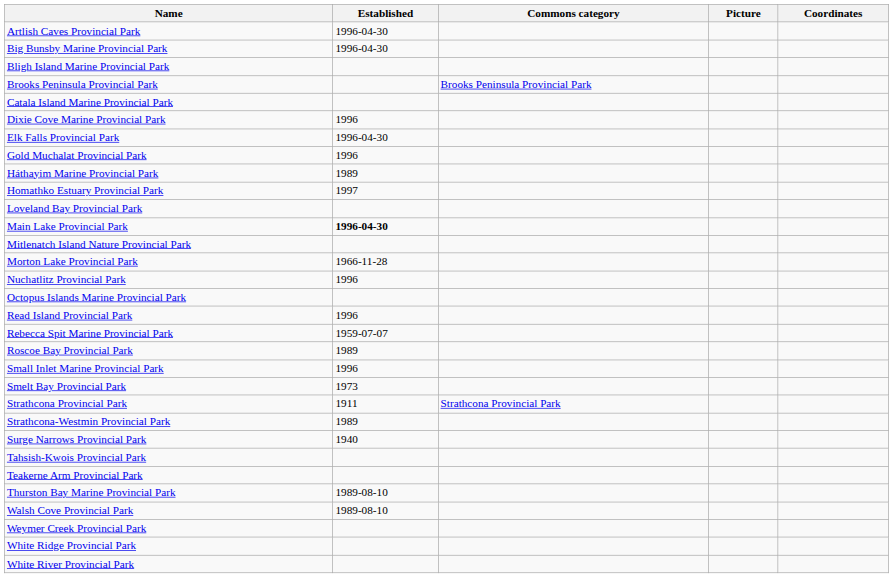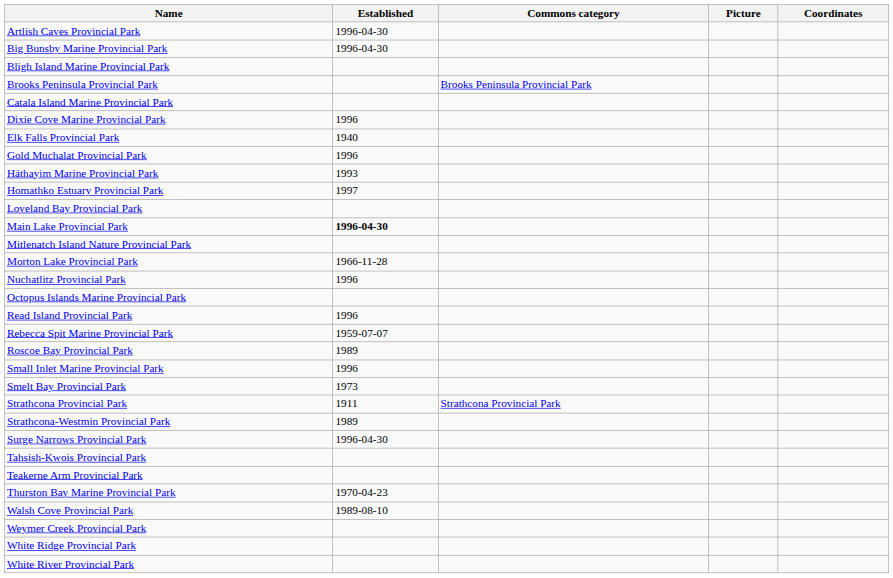(362, 137) 1996-04-30 -> (347, 137) 1940
(347, 173) 1989 -> (347, 173) 1993
(347, 439) 1940 -> (362, 439) 1996-04-30
(362, 492) 1989-08-10 -> (362, 492) 1970-04-23
